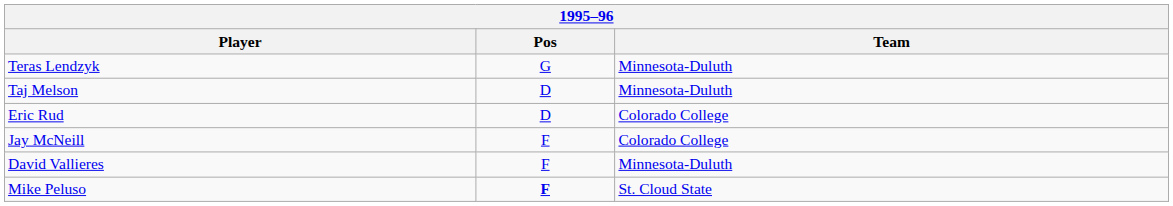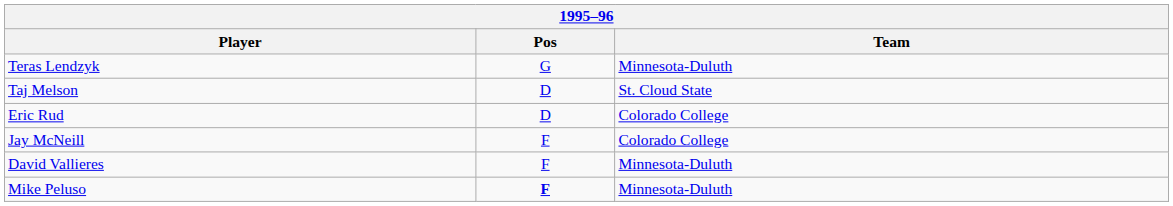(675, 90) Minnesota-Duluth -> (665, 90) St. Cloud State
(665, 189) St. Cloud State -> (675, 189) Minnesota-Duluth
